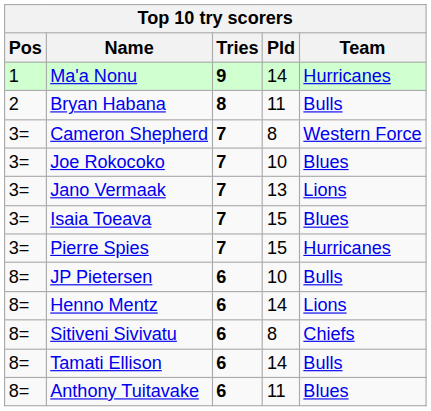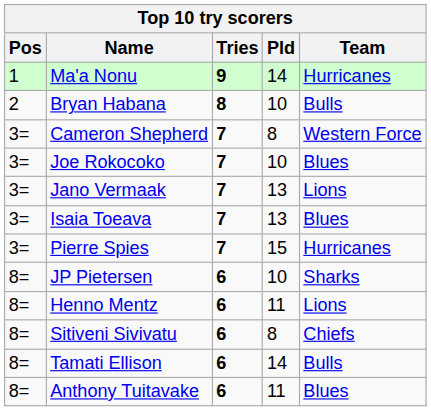(276, 104) 11 -> (277, 104) 10
(277, 219) 15 -> (277, 219) 13
(323, 276) Bulls -> (331, 276) Sharks
(277, 305) 14 -> (276, 305) 11
